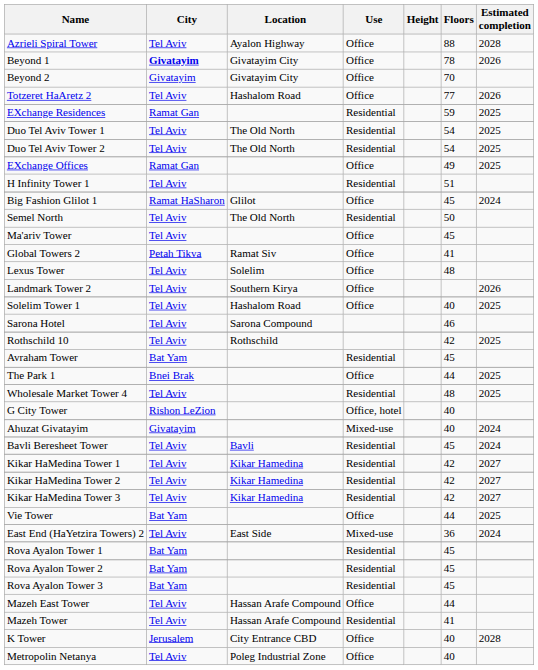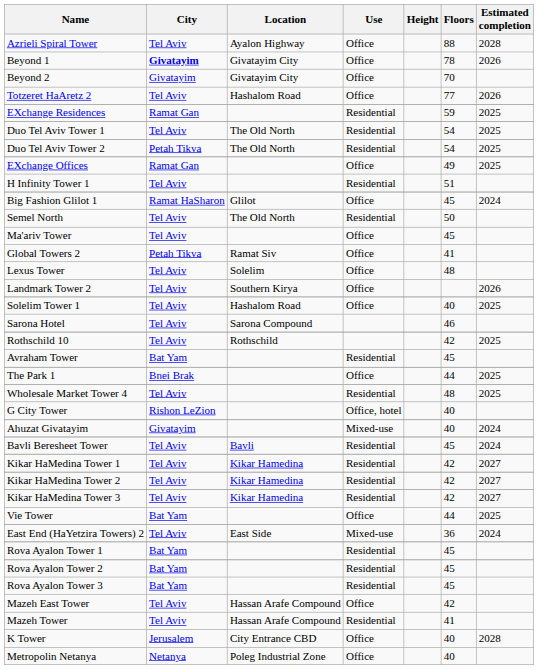(168, 148) Tel Aviv -> (175, 148) Petah Tikva
(449, 603) 44 -> (449, 603) 42
(168, 655) Tel Aviv -> (167, 655) Netanya
